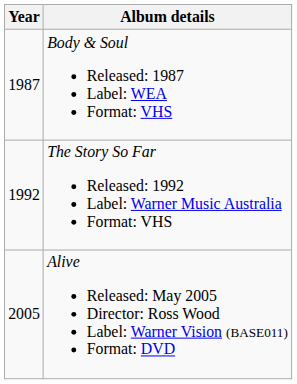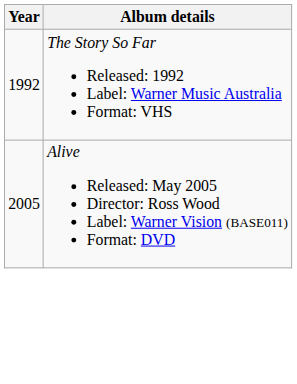- row: (167, 77)
